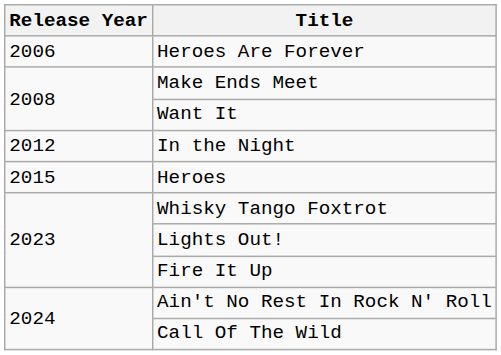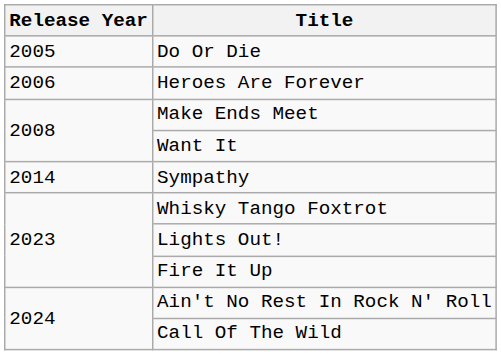+ row: (209, 52)
- row: (226, 146)
+ row: (203, 177)
- row: (192, 177)
